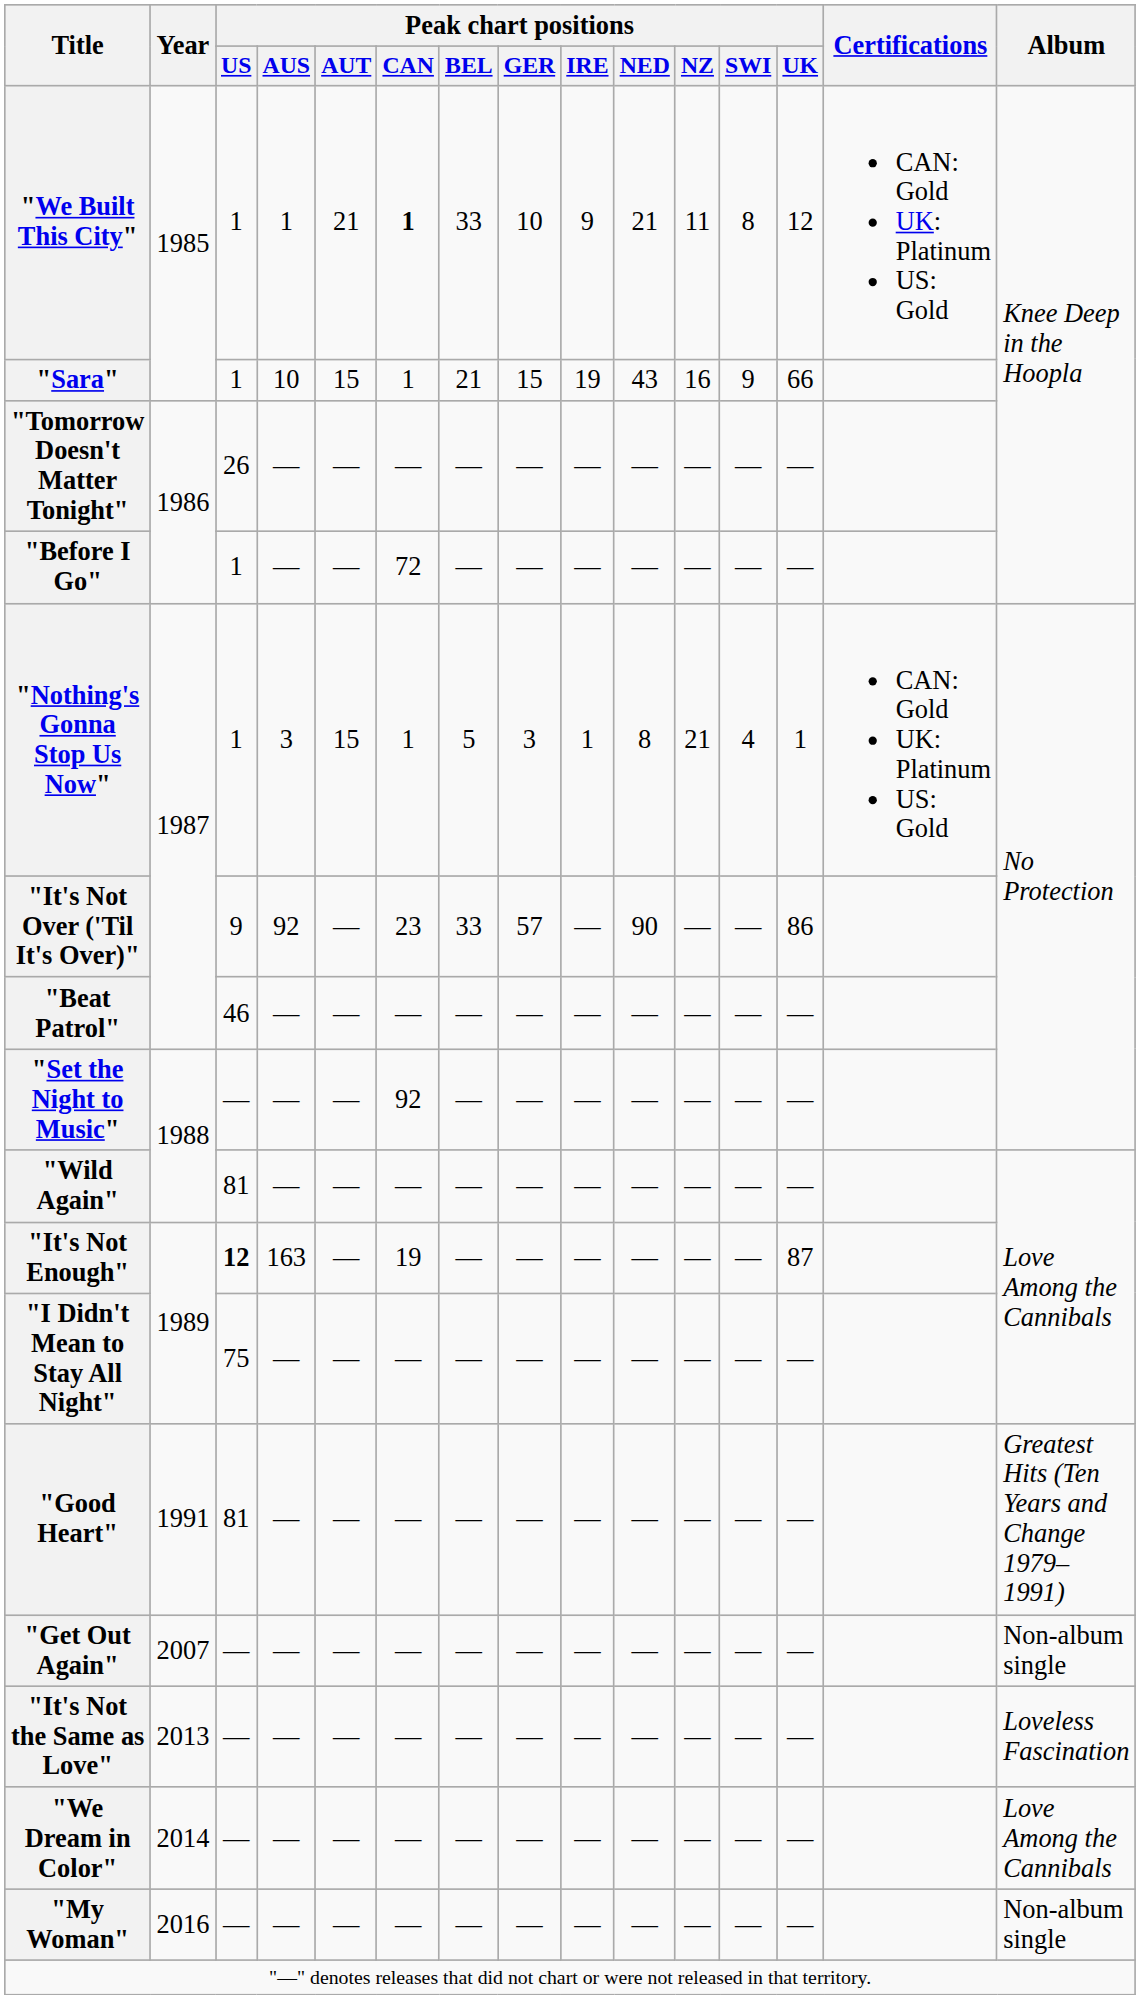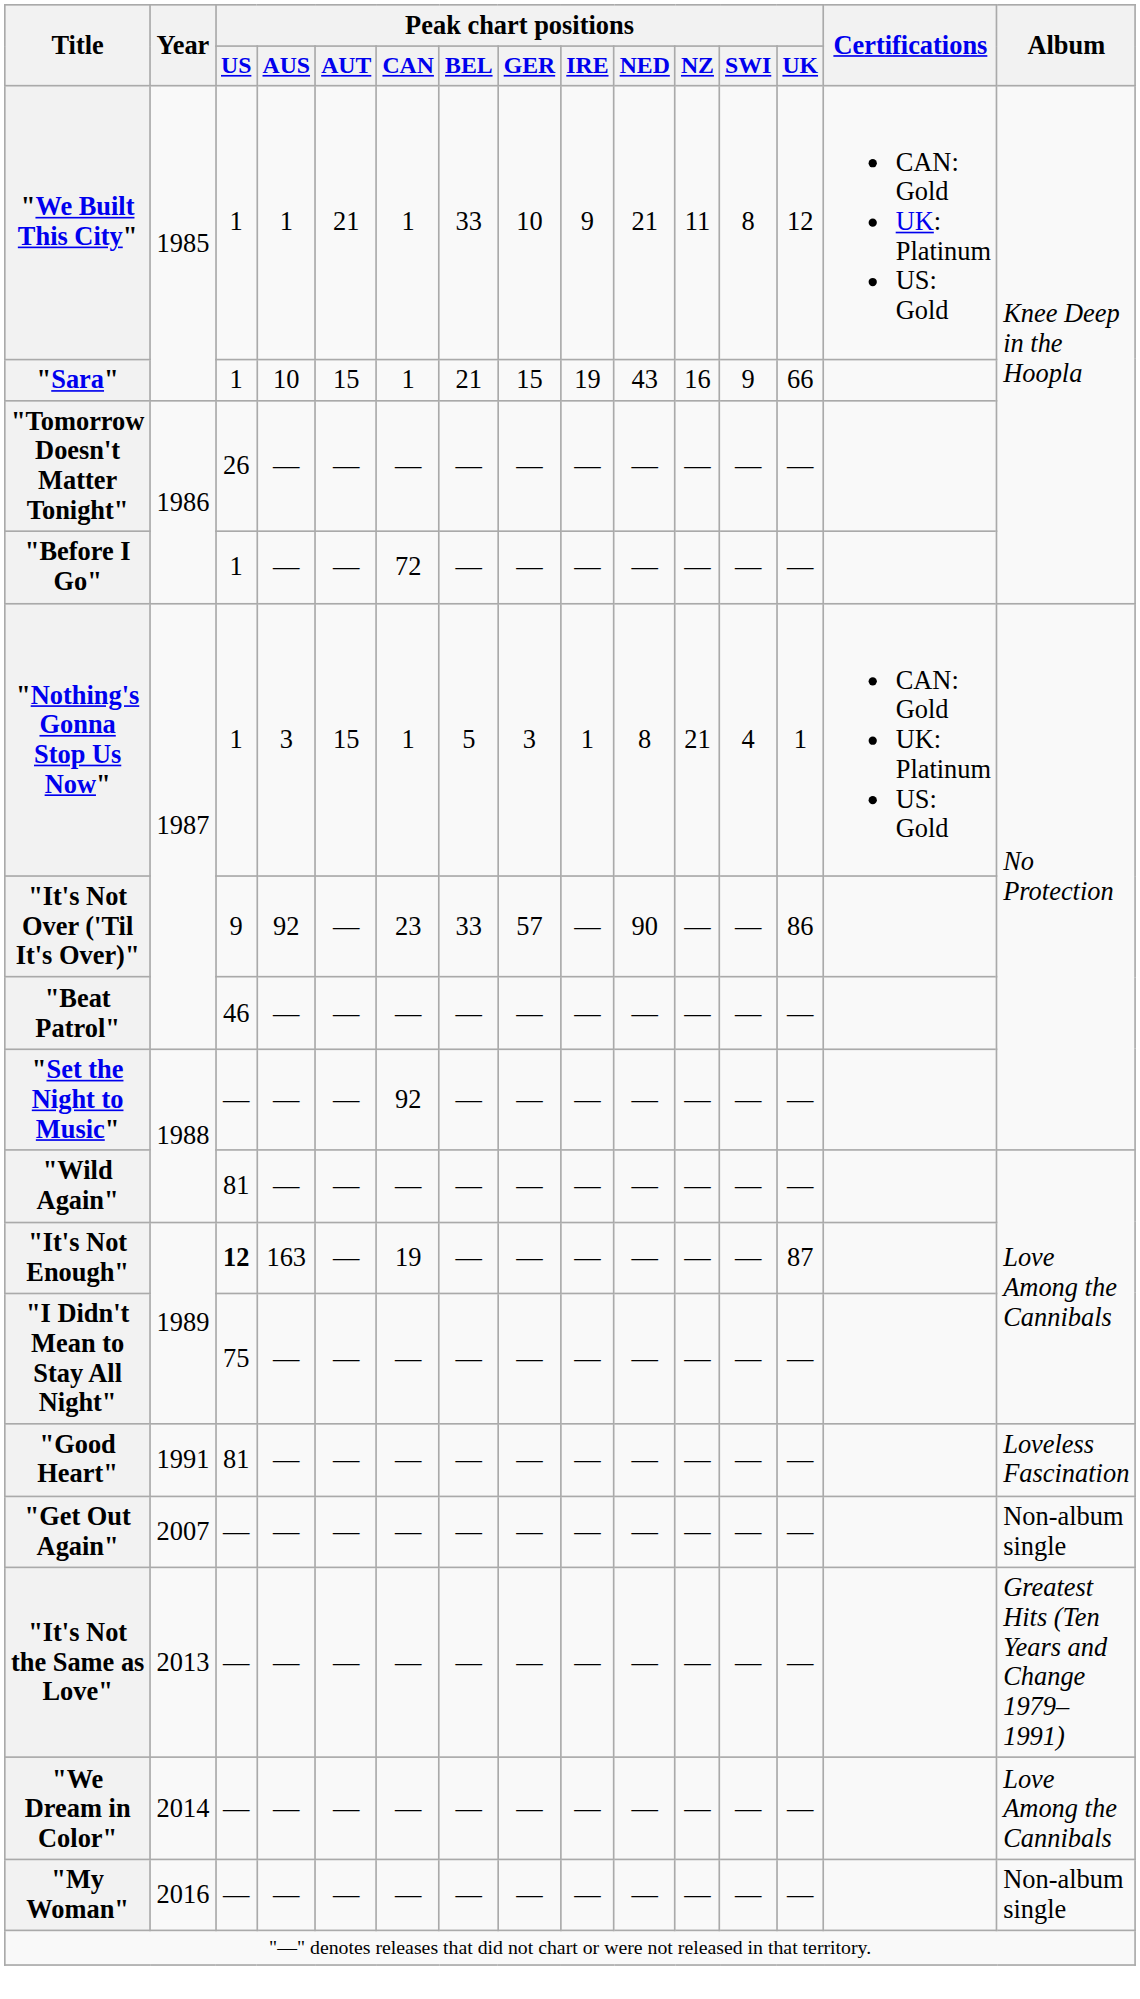(408, 221) bold -> (408, 221) normal
(1055, 1519) Greatest Hits (Ten Years and Change 1979–1991) -> (1066, 1459) Loveless Fascination
(1066, 1736) Loveless Fascination -> (1055, 1662) Greatest Hits (Ten Years and Change 1979–1991)
